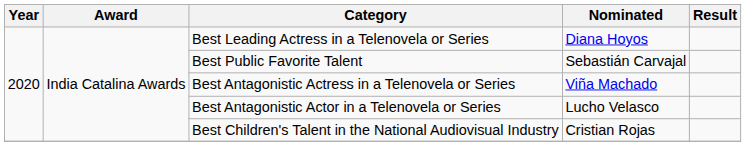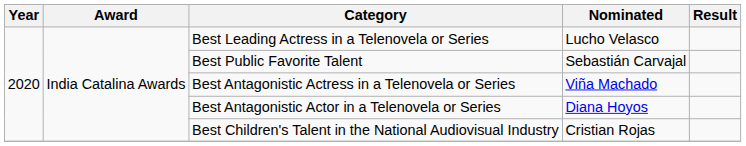(607, 38) Diana Hoyos -> (612, 38) Lucho Velasco
(612, 107) Lucho Velasco -> (607, 107) Diana Hoyos
